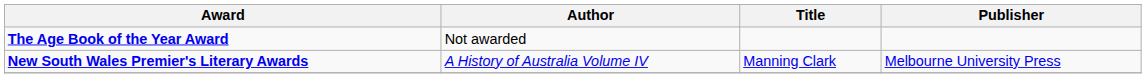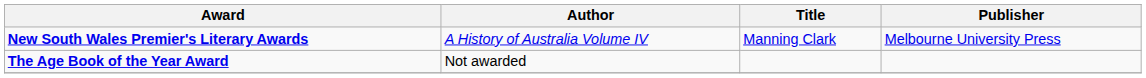rows swapped: (118, 38) <-> (158, 61)
